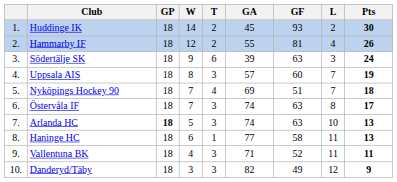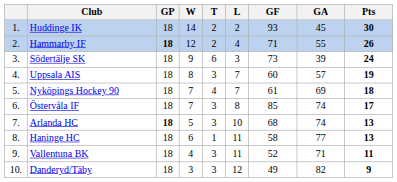columns swapped: (333, 12) <-> (250, 12)
(168, 43) normal -> (168, 43) bold
(298, 43) 81 -> (273, 43) 71
(298, 59) 63 -> (273, 59) 73
(298, 91) 51 -> (273, 91) 61
(298, 106) 63 -> (273, 106) 85
(298, 122) 63 -> (273, 122) 68
